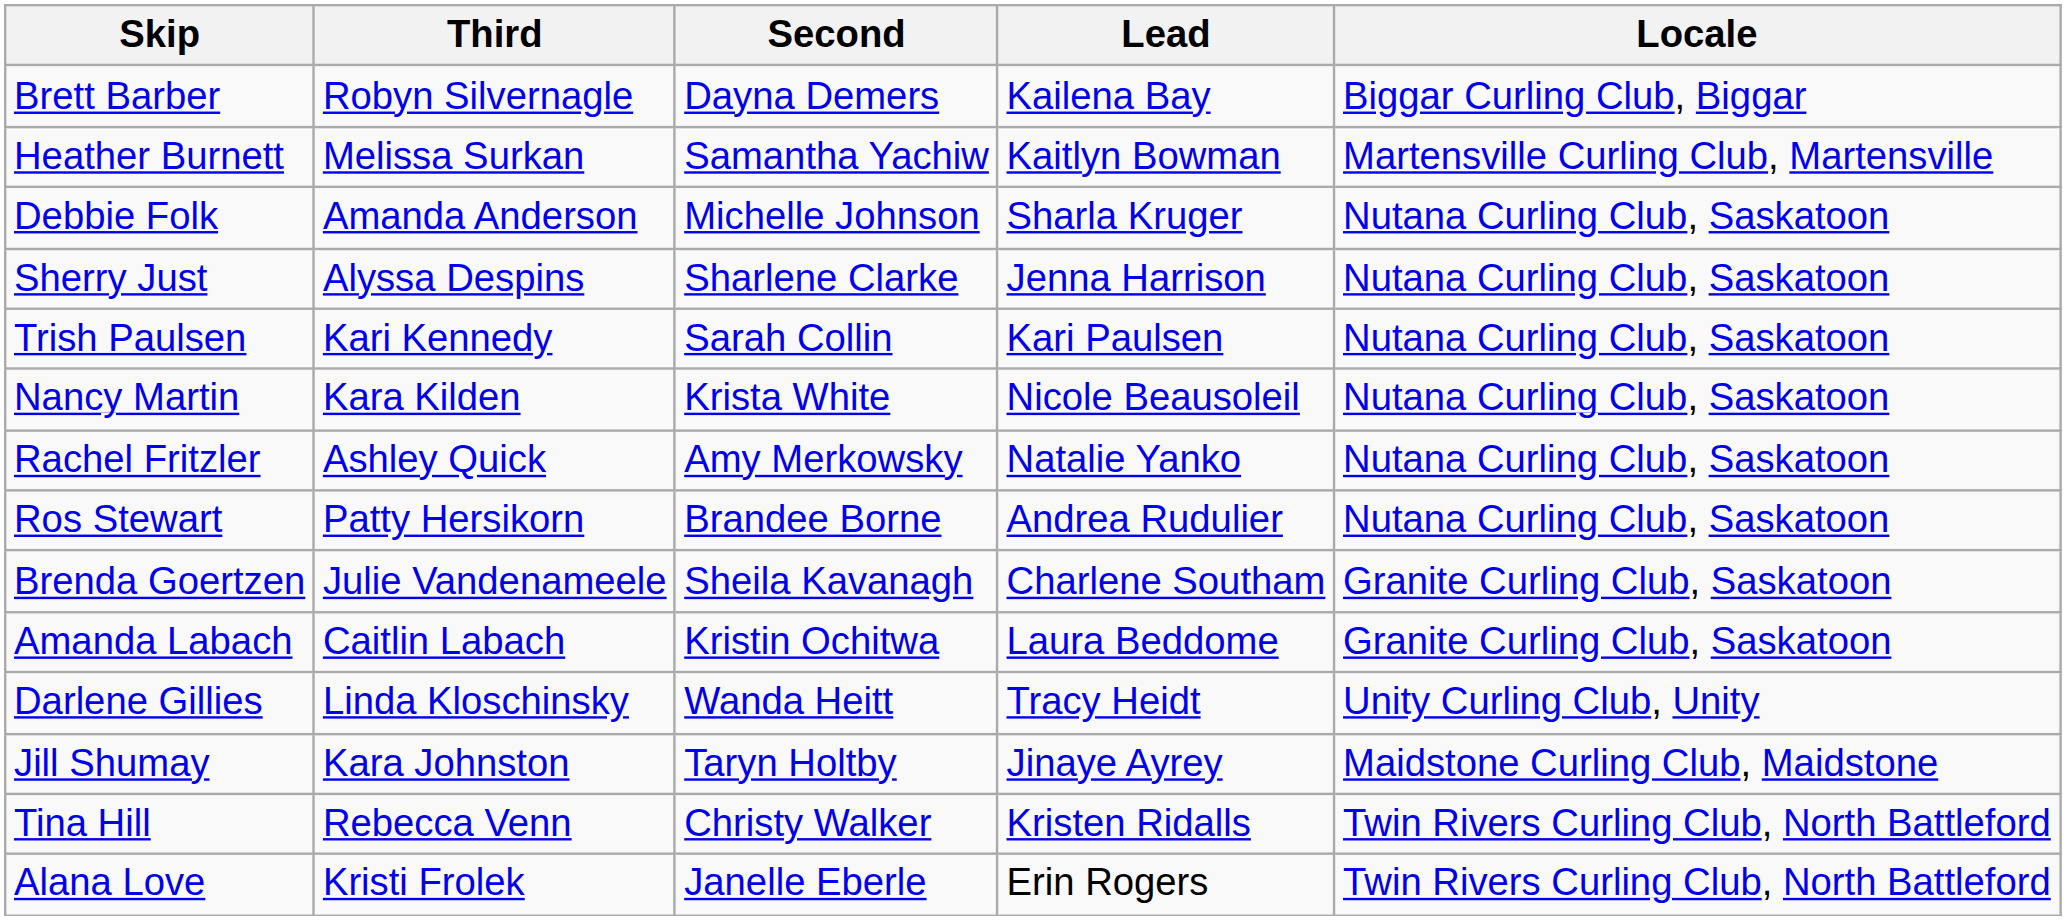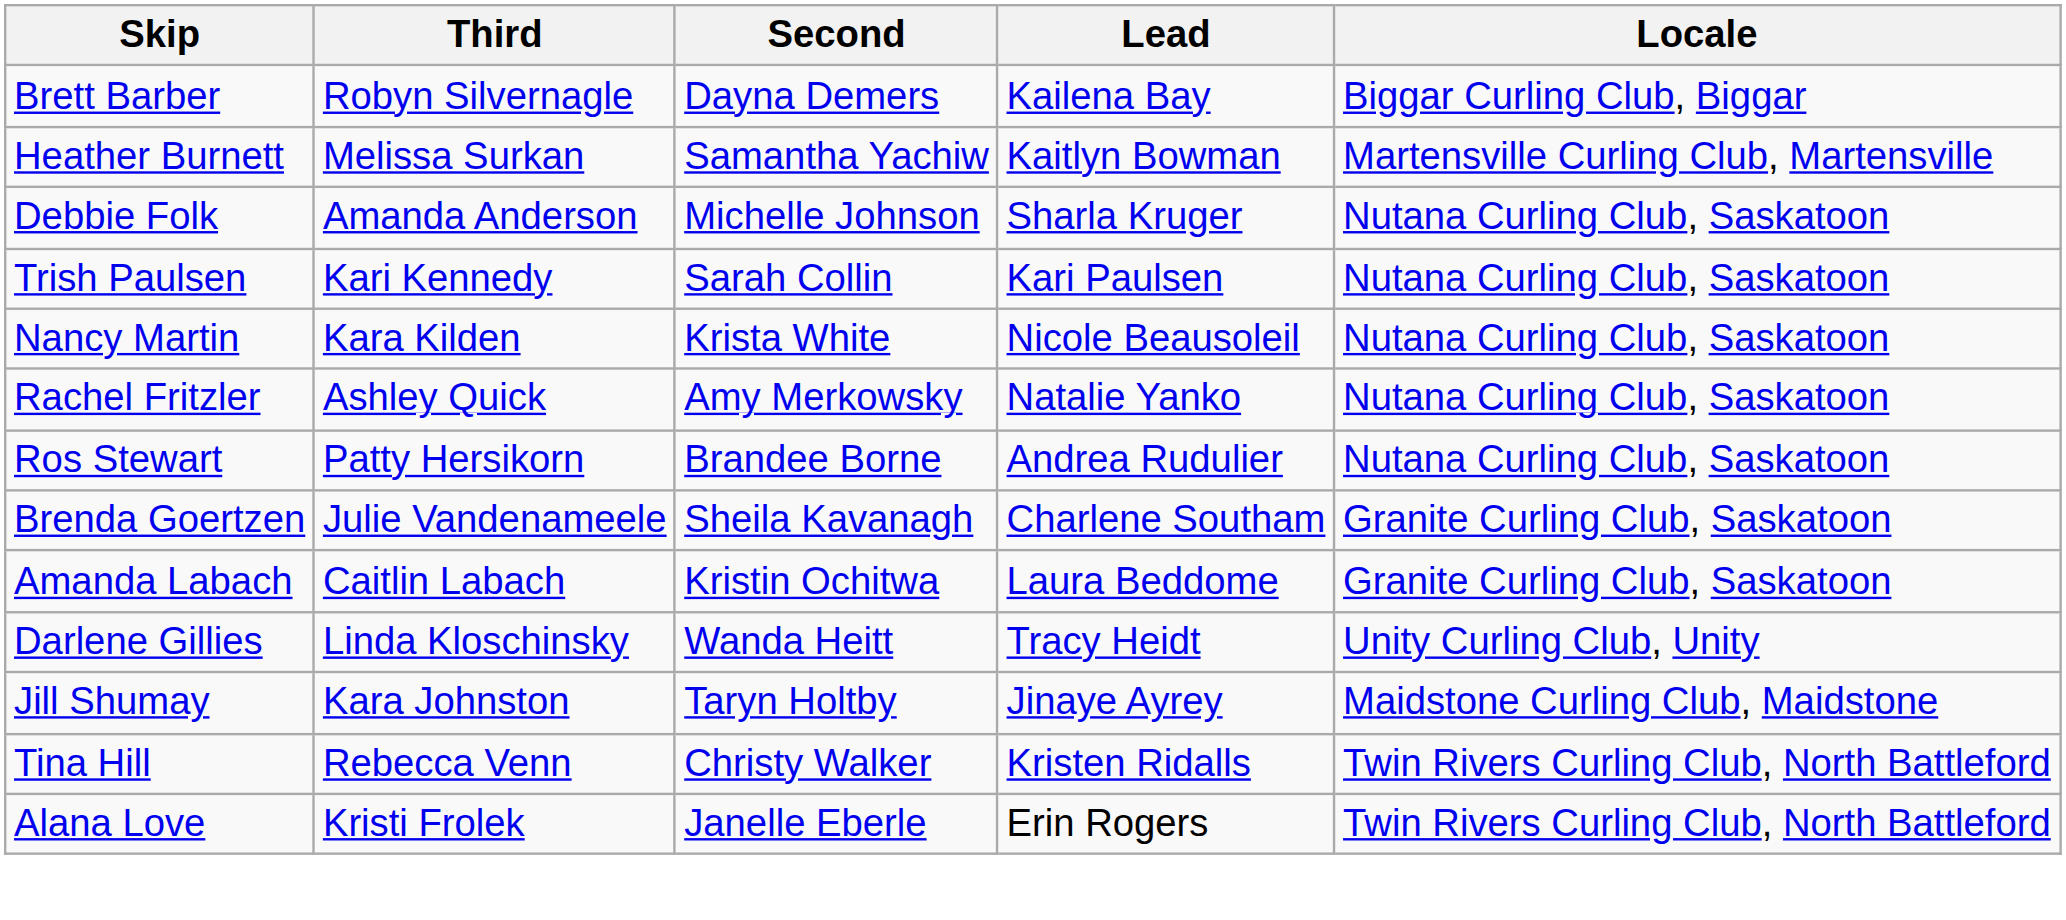- row: (111, 277)
